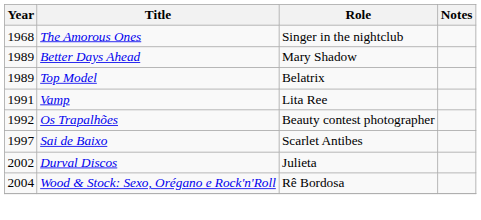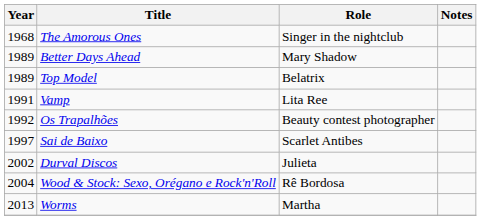+ row: (58, 204)
